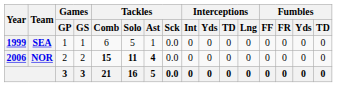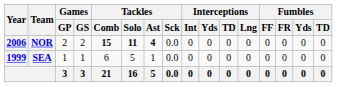rows swapped: (42, 43) <-> (42, 58)
